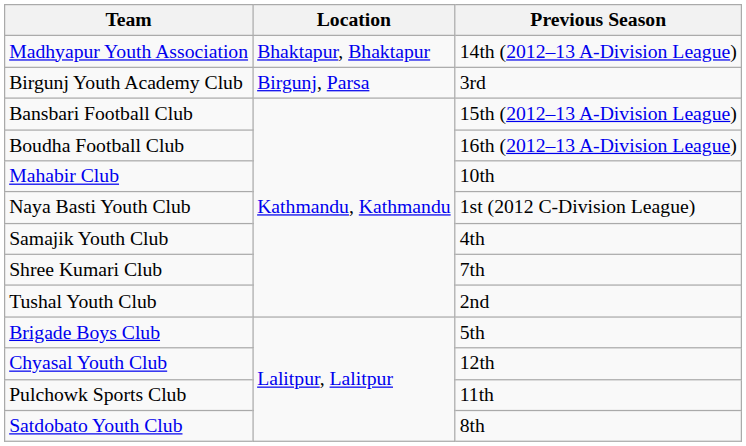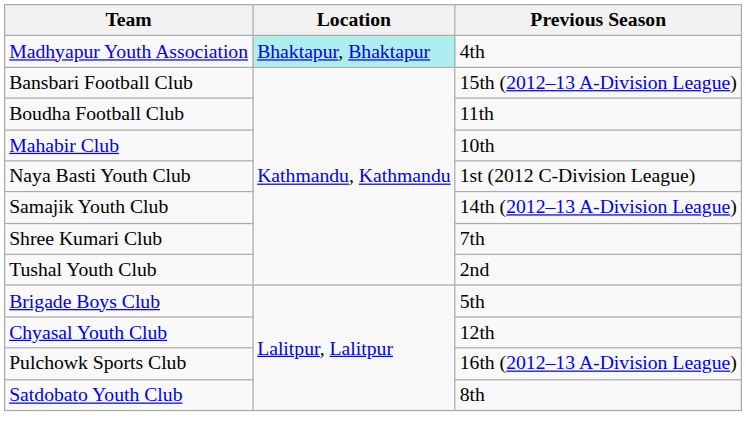(344, 51) no background -> (344, 51) paleturquoise background
(598, 51) 14th (2012–13 A-Division League) -> (472, 51) 4th
- row: (126, 82)
(598, 144) 16th (2012–13 A-Division League) -> (477, 113) 11th
(472, 238) 4th -> (598, 207) 14th (2012–13 A-Division League)
(477, 394) 11th -> (598, 363) 16th (2012–13 A-Division League)
